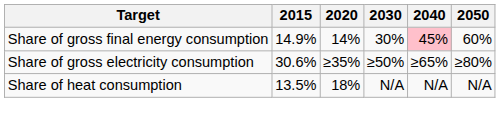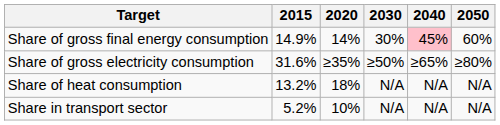(296, 62) 30.6% -> (296, 62) 31.6%
(296, 85) 13.5% -> (296, 85) 13.2%
+ row: (88, 108)
